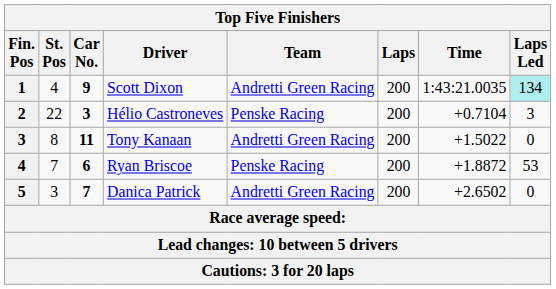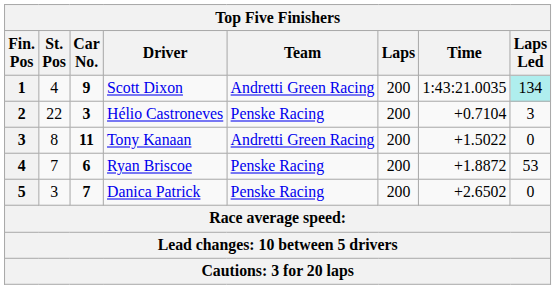(303, 192) Andretti Green Racing -> (277, 192) Penske Racing
